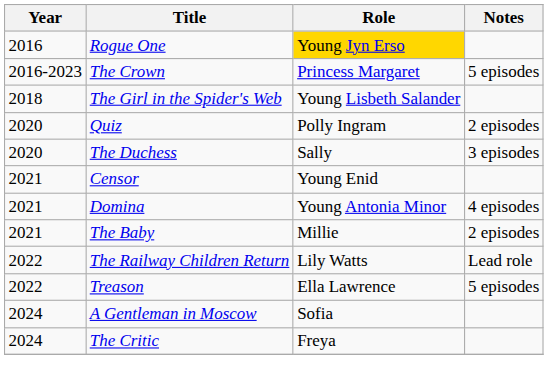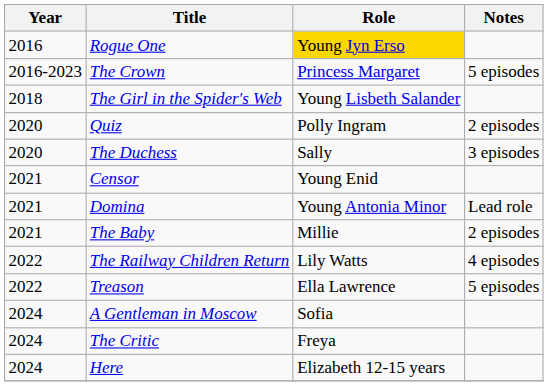(504, 206) 4 episodes -> (500, 206) Lead role
(500, 260) Lead role -> (504, 260) 4 episodes
+ row: (106, 367)
